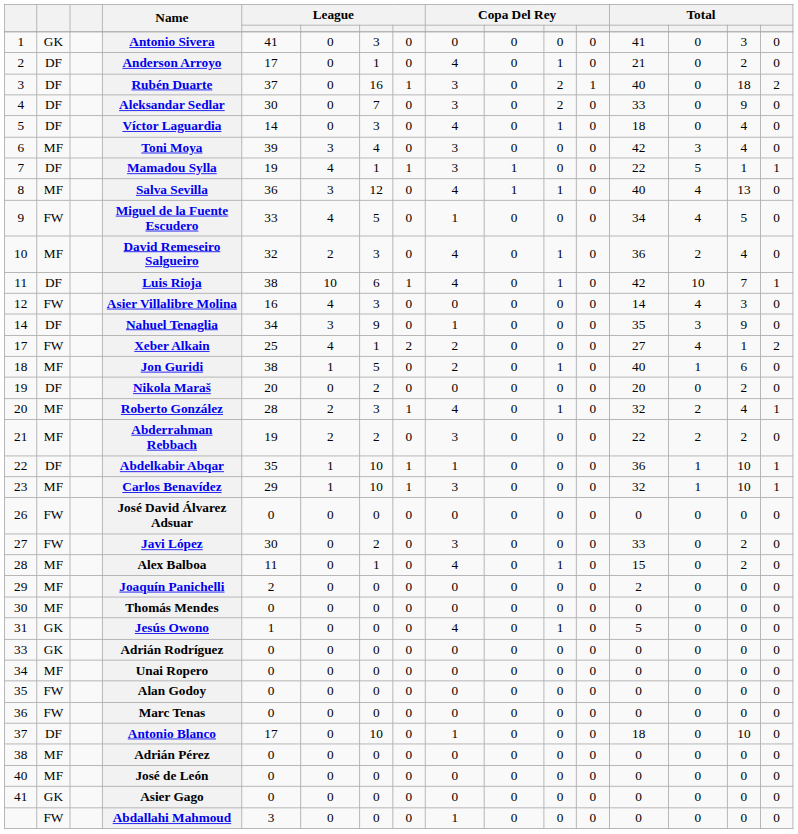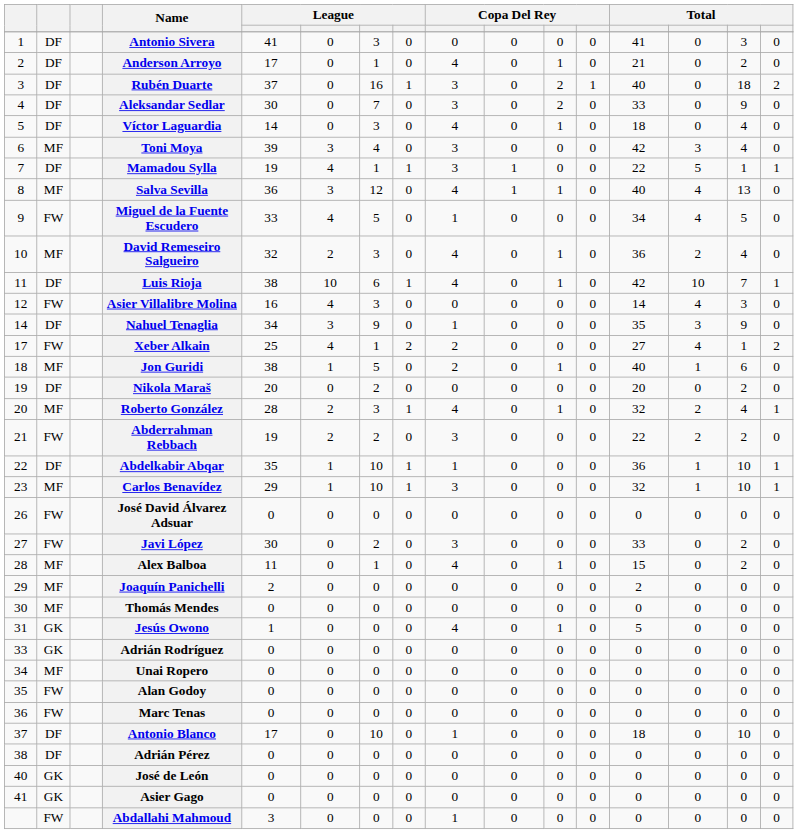(53, 42) GK -> (53, 42) DF
(53, 437) MF -> (53, 437) FW
(53, 754) MF -> (53, 754) DF
(53, 775) MF -> (53, 775) GK
